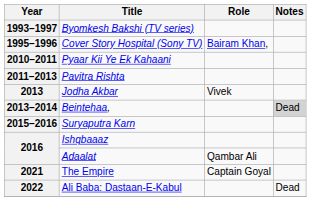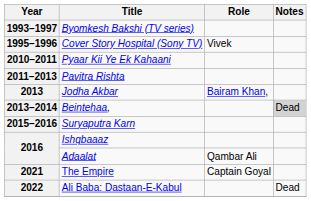(238, 44) Bairam Khan, -> (219, 44) Vivek
(219, 92) Vivek -> (238, 92) Bairam Khan,
